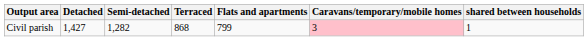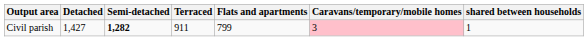(118, 28) normal -> (118, 28) bold
(182, 28) 868 -> (181, 28) 911
